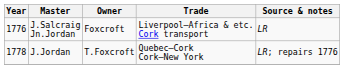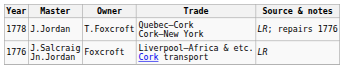rows swapped: (55, 29) <-> (50, 53)
